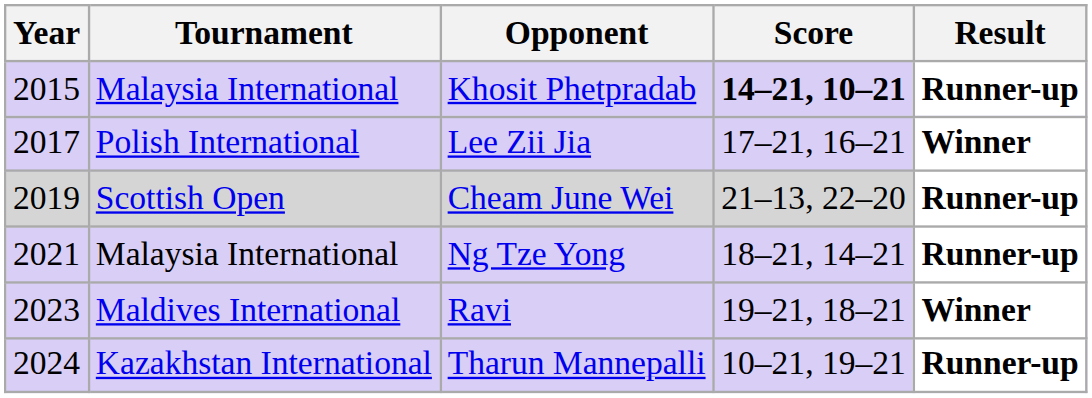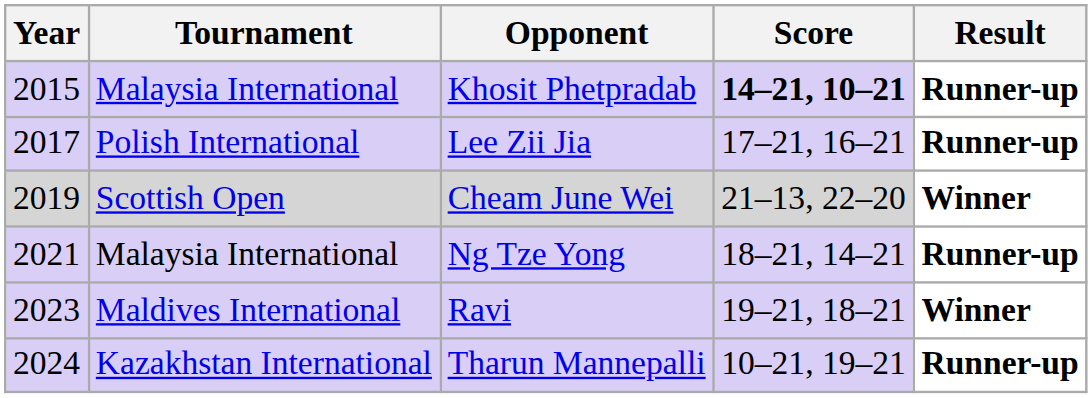(976, 143) Winner -> (1000, 143) Runner-up
(1000, 198) Runner-up -> (976, 198) Winner
